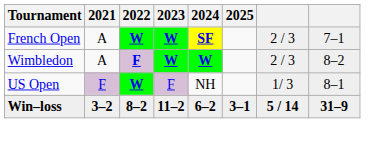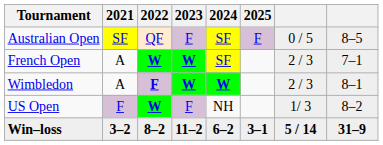+ row: (54, 38)
(205, 38) bold -> (223, 60) normal
(334, 60) 8–2 -> (352, 83) 8–1
(334, 83) 8–1 -> (352, 106) 8–2
